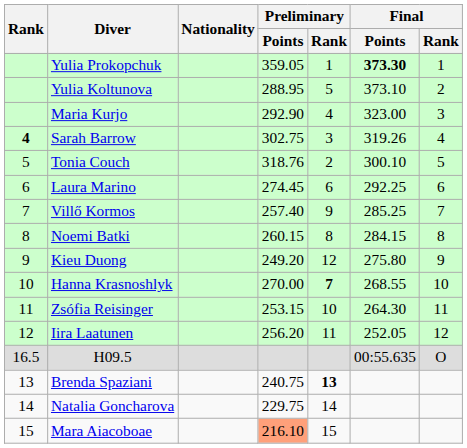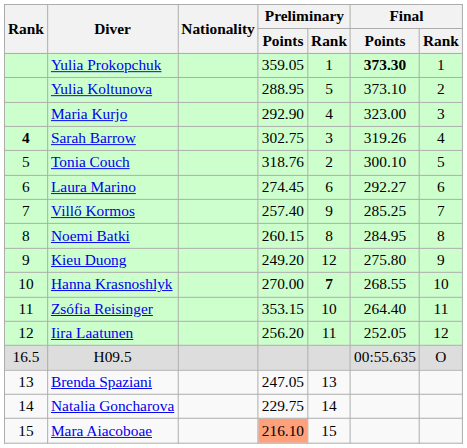(385, 187) 292.25 -> (385, 187) 292.27
(385, 235) 284.15 -> (385, 235) 284.95
(283, 308) 253.15 -> (283, 308) 353.15
(385, 308) 264.30 -> (385, 308) 264.40
(283, 382) 240.75 -> (283, 382) 247.05
(329, 382) bold -> (329, 382) normal
